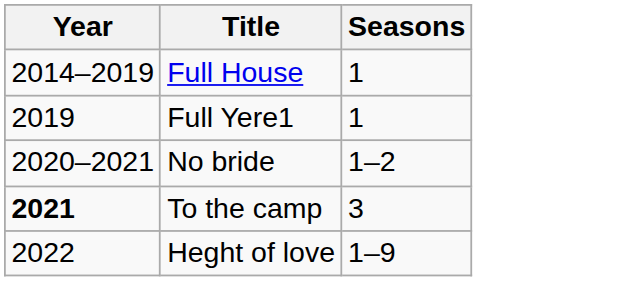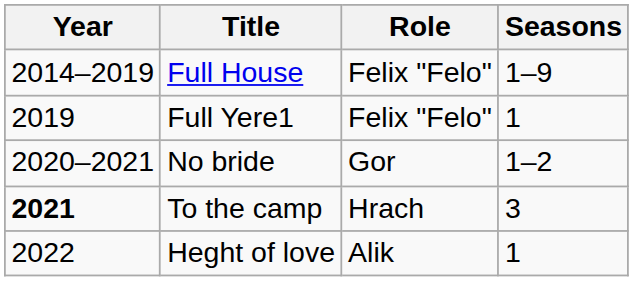+ column: (420, 27)
(356, 72) 1 -> (529, 72) 1–9
(372, 252) 1–9 -> (513, 252) 1
